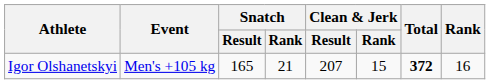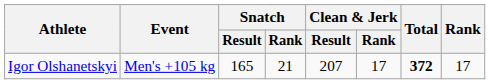(379, 66) 15 -> (379, 66) 17
(463, 66) 16 -> (463, 66) 17
